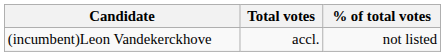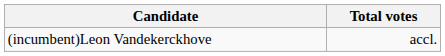- column: (382, 16)
